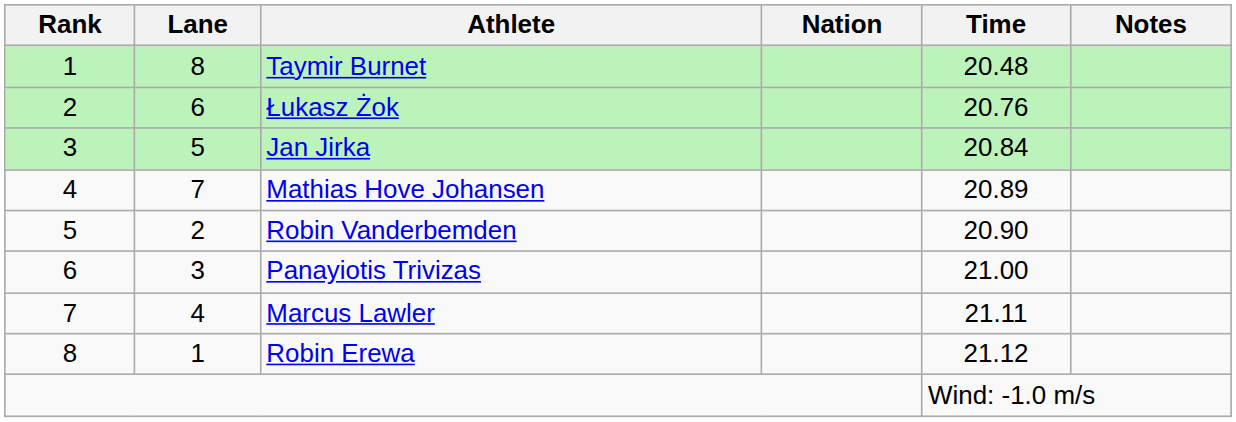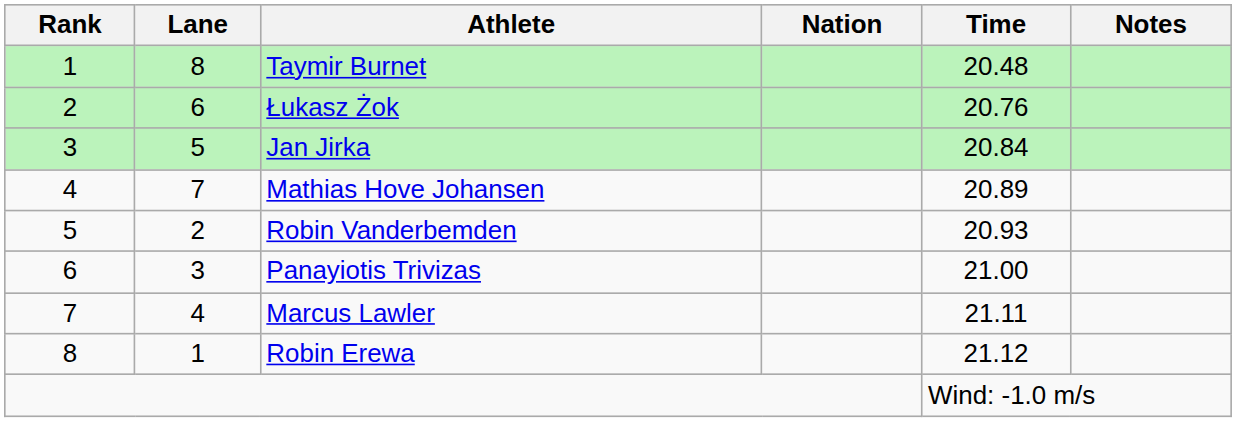(996, 230) 20.90 -> (996, 230) 20.93
